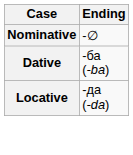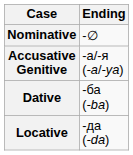+ row: (42, 63)
